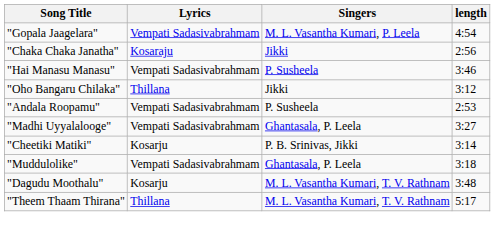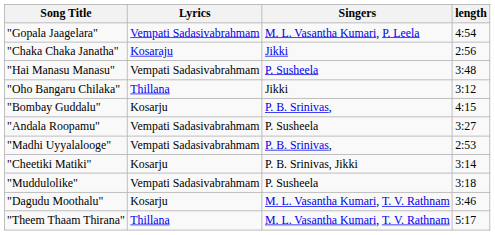(466, 70) 3:46 -> (466, 70) 3:48
+ row: (54, 107)
(466, 107) 2:53 -> (466, 126) 3:27
(313, 126) Ghantasala, P. Leela -> (298, 145) P. B. Srinivas,
(466, 126) 3:27 -> (466, 145) 2:53
(313, 164) Ghantasala, P. Leela -> (292, 182) P. Susheela
(466, 182) 3:48 -> (466, 201) 3:46
